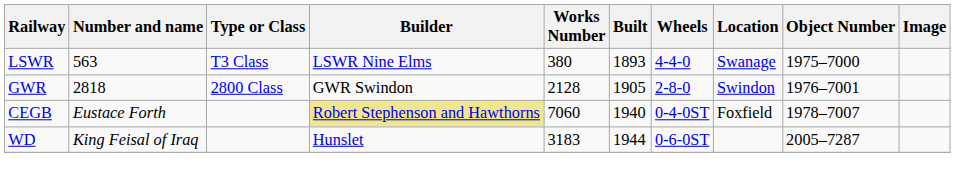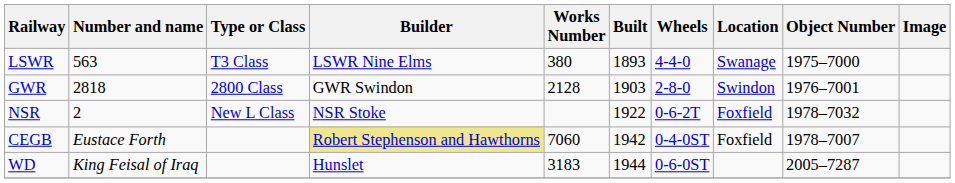(629, 87) 1905 -> (629, 87) 1903
+ row: (24, 113)
(629, 113) 1940 -> (629, 139) 1942
